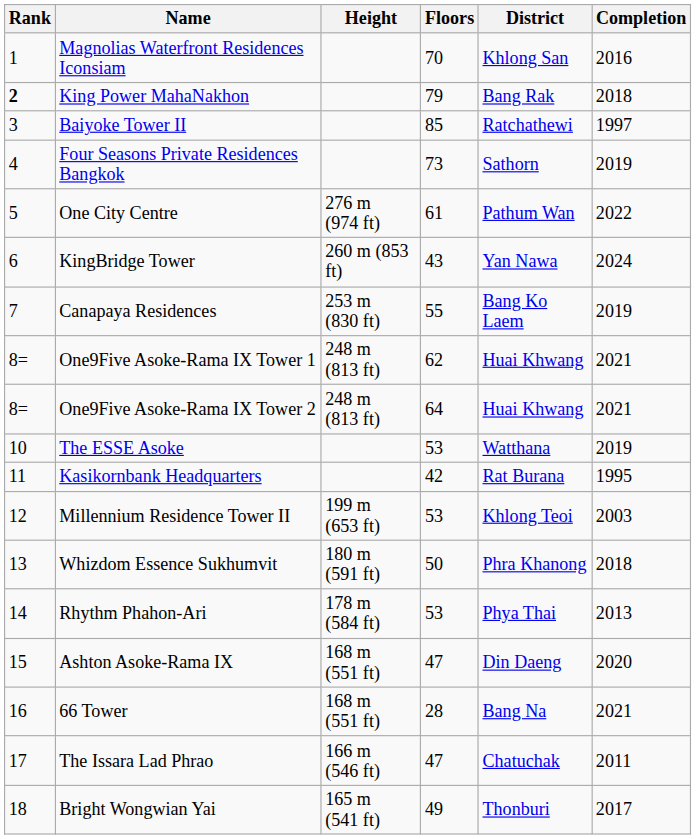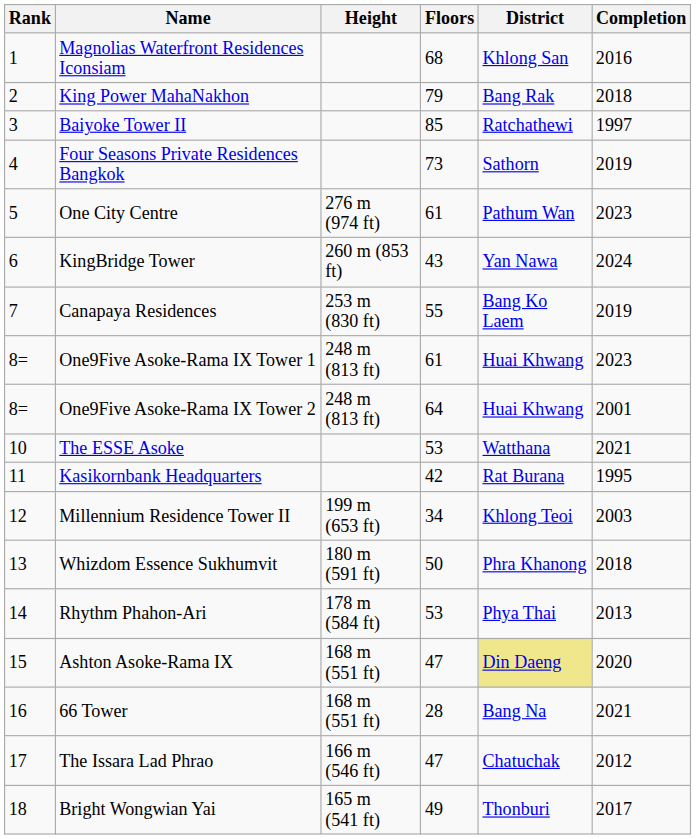(434, 57) 70 -> (434, 57) 68
(13, 96) bold -> (13, 96) normal
(614, 213) 2022 -> (614, 213) 2023
(434, 360) 62 -> (434, 360) 61
(614, 360) 2021 -> (614, 360) 2023
(614, 409) 2021 -> (614, 409) 2001
(614, 447) 2019 -> (614, 447) 2021
(434, 515) 53 -> (434, 515) 34
(522, 662) no background -> (522, 662) khaki background
(614, 760) 2011 -> (614, 760) 2012
